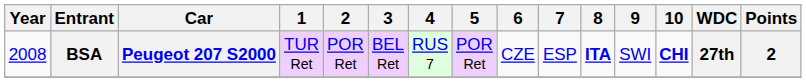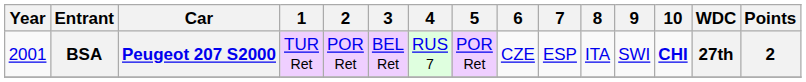(28, 54) 2008 -> (28, 54) 2001
(598, 54) bold -> (598, 54) normal
